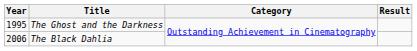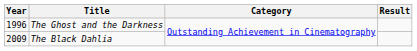(17, 25) 1995 -> (17, 25) 1996
(17, 39) 2006 -> (17, 39) 2009
